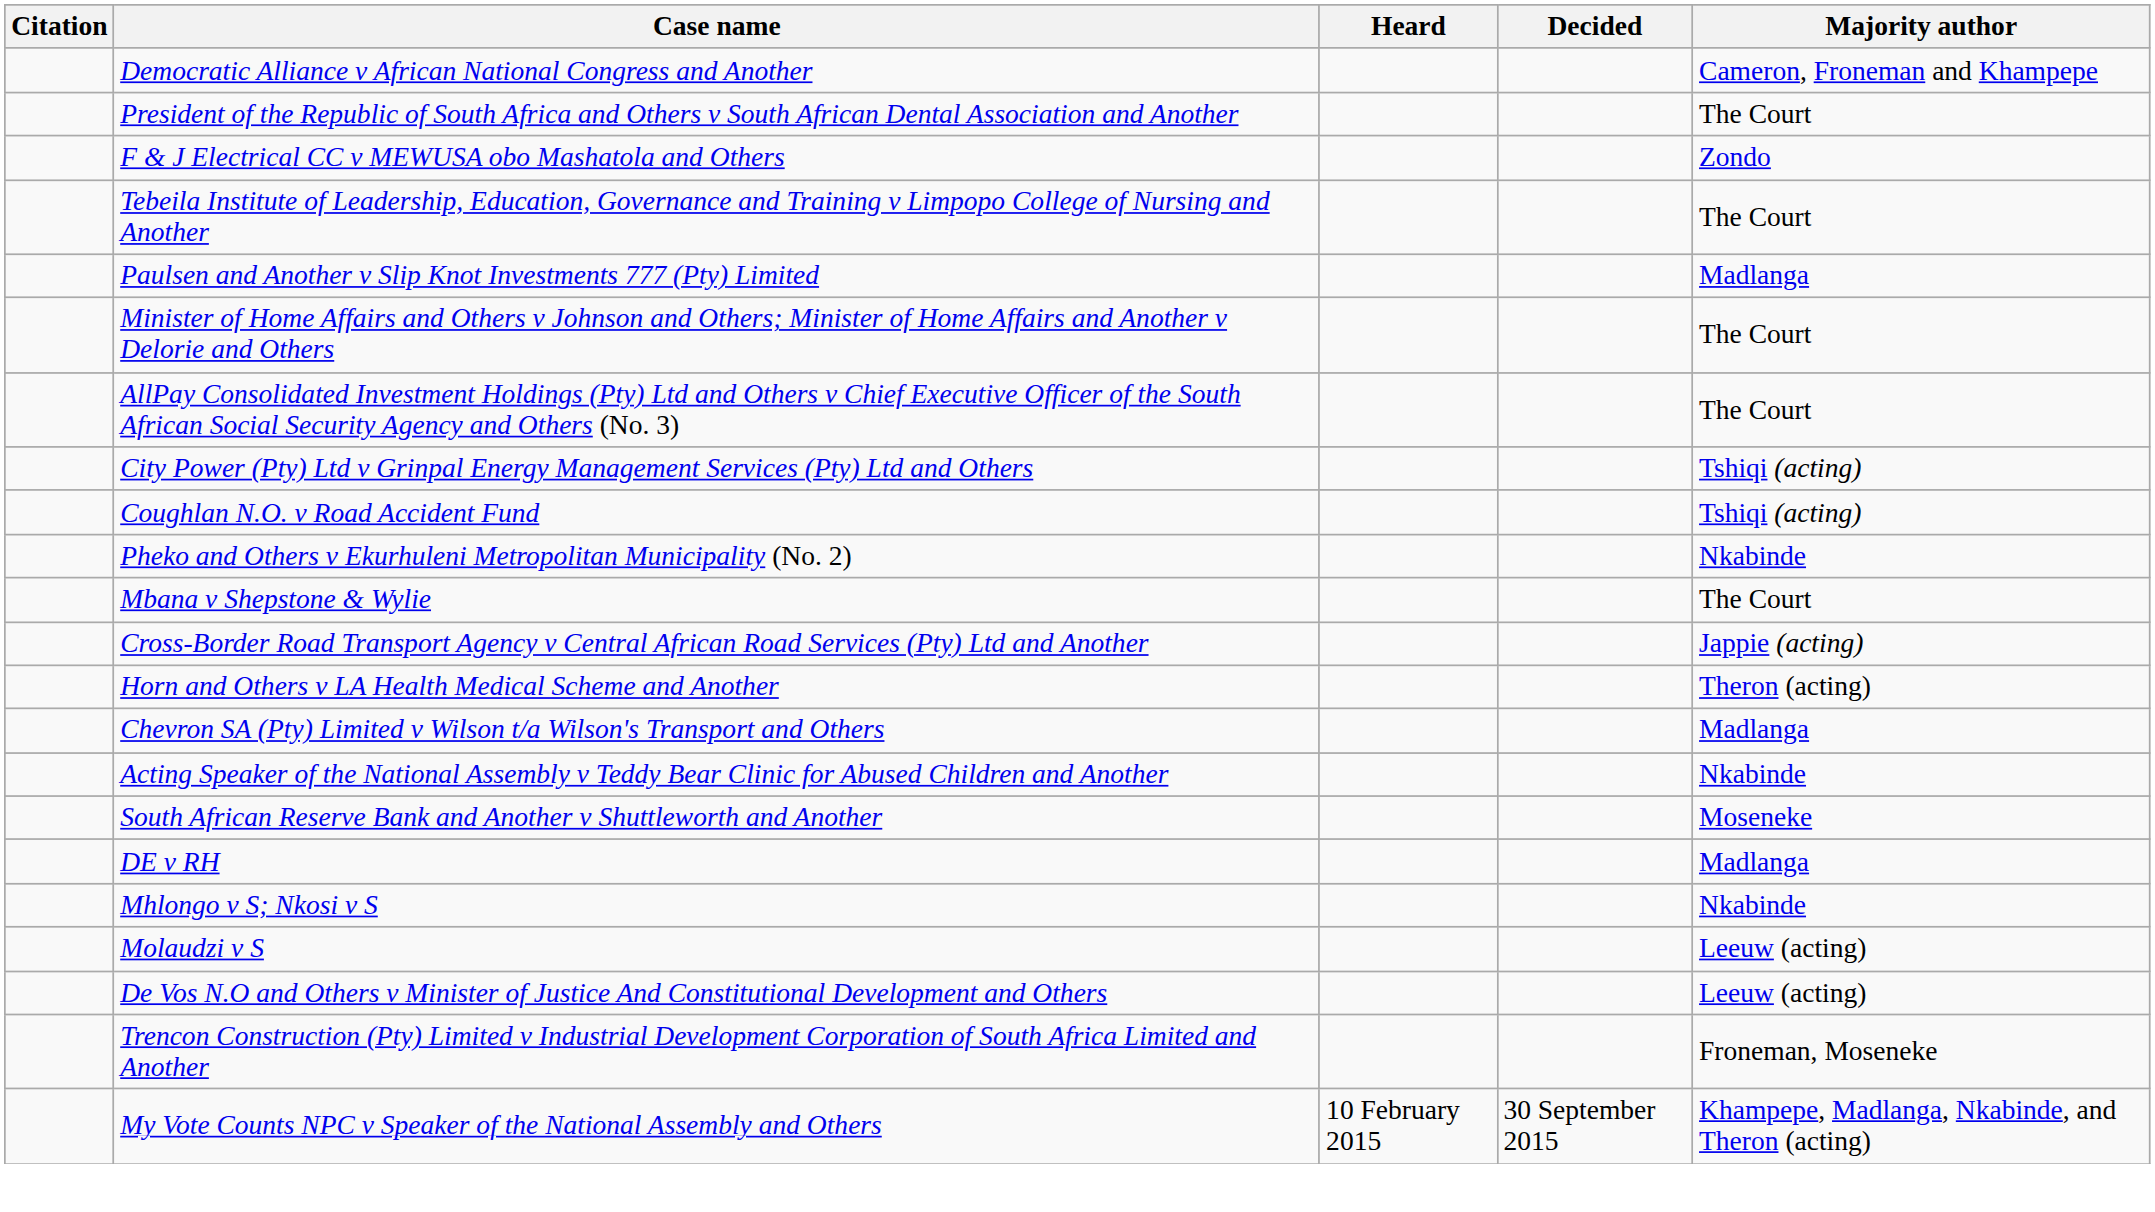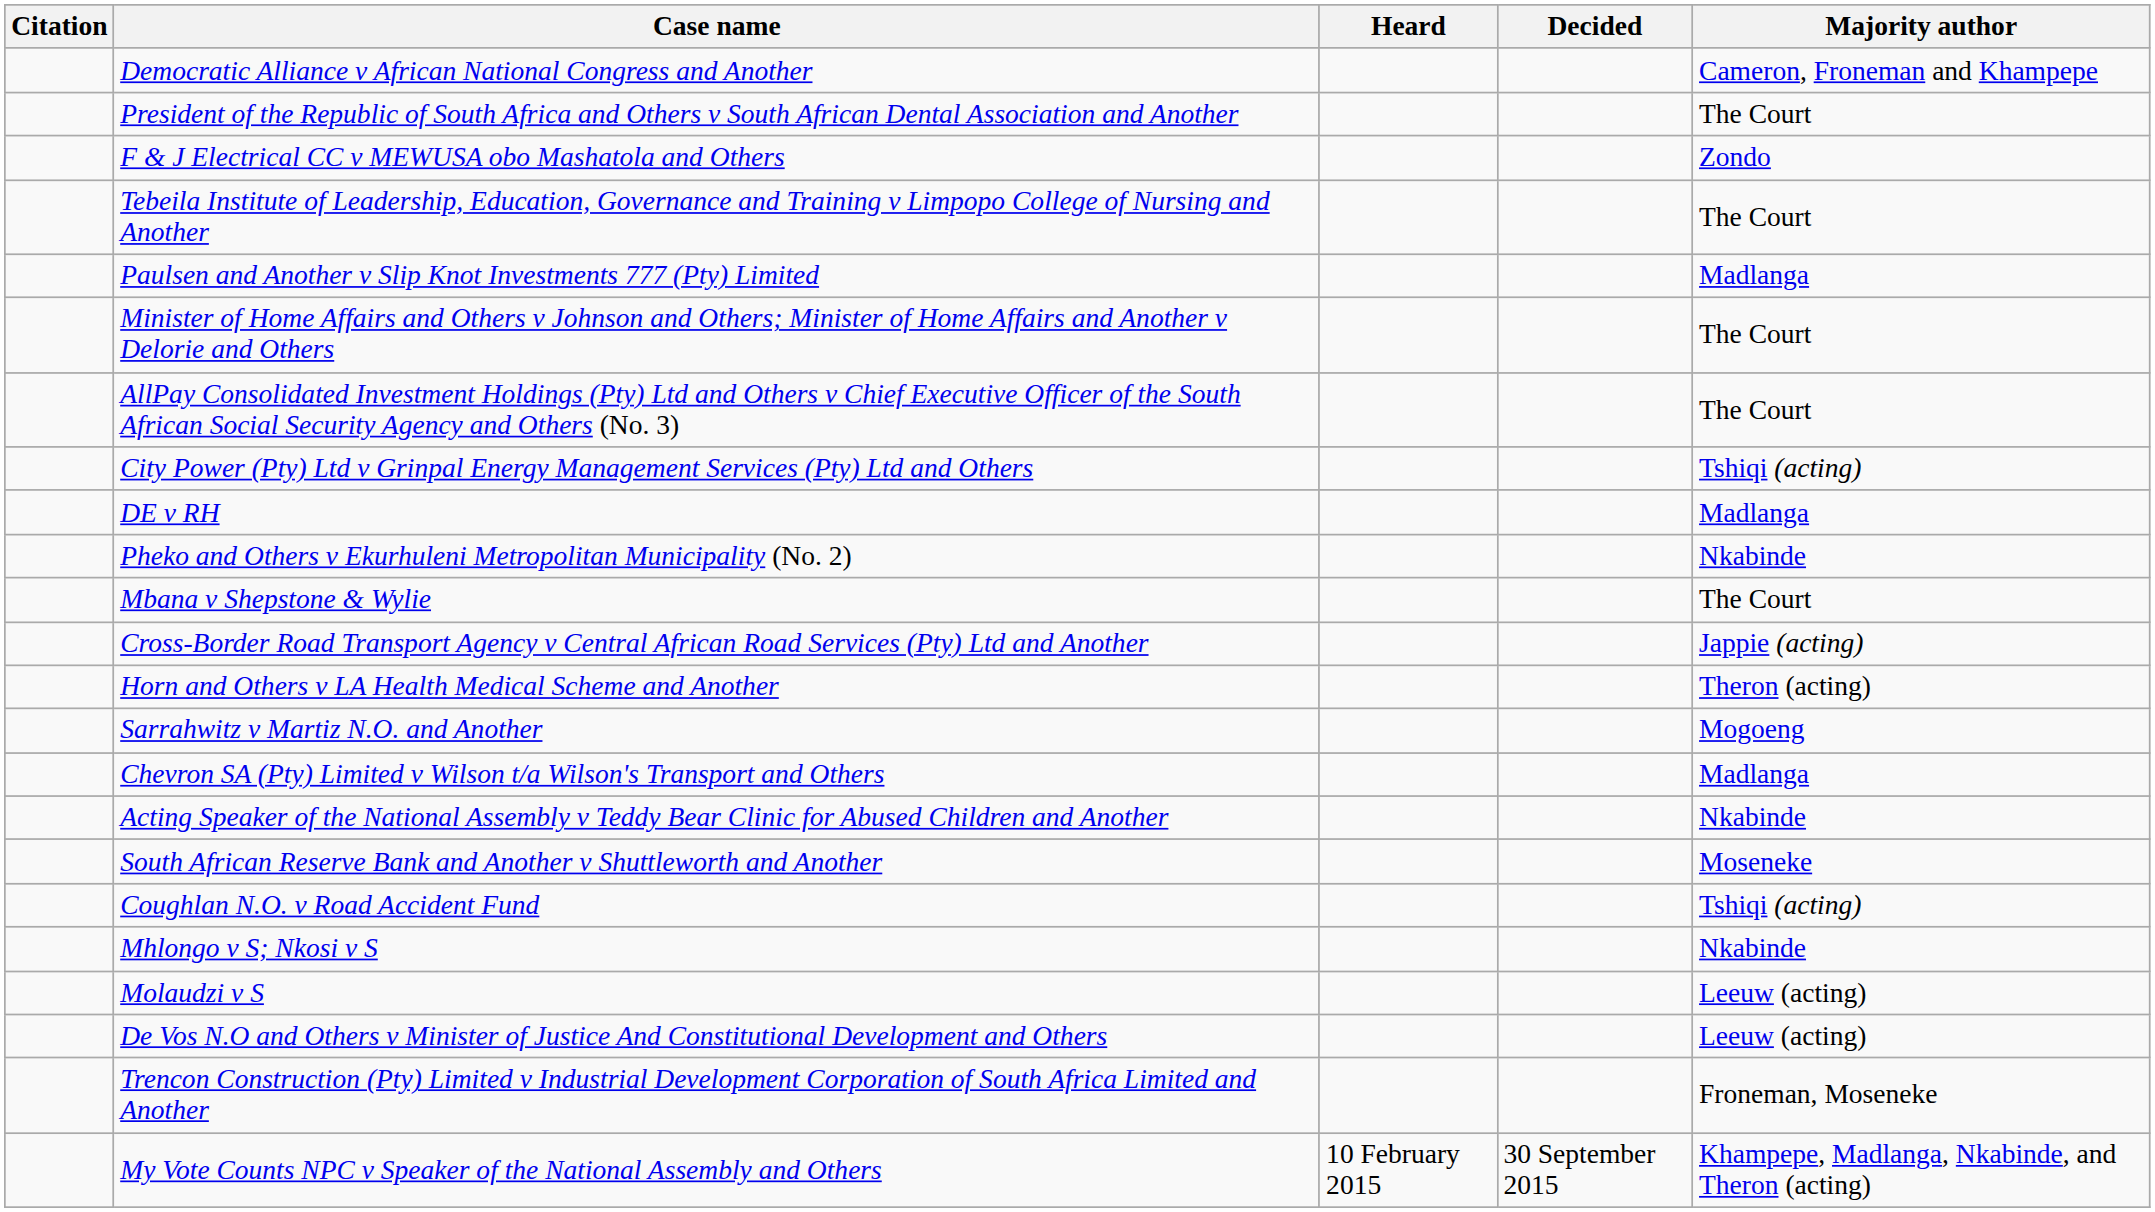rows swapped: (330, 512) <-> (170, 861)
+ row: (331, 730)
